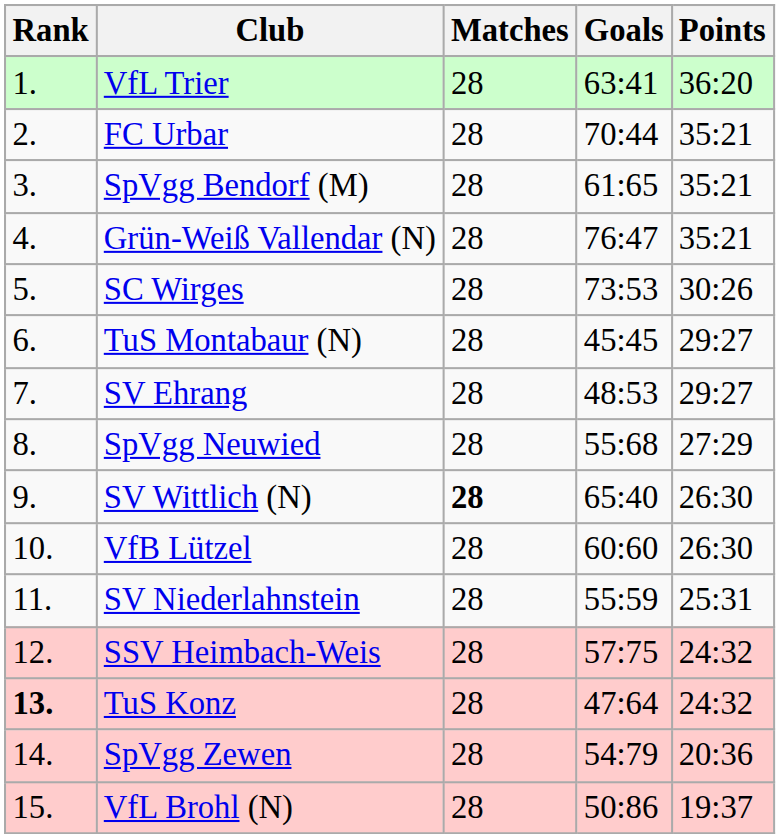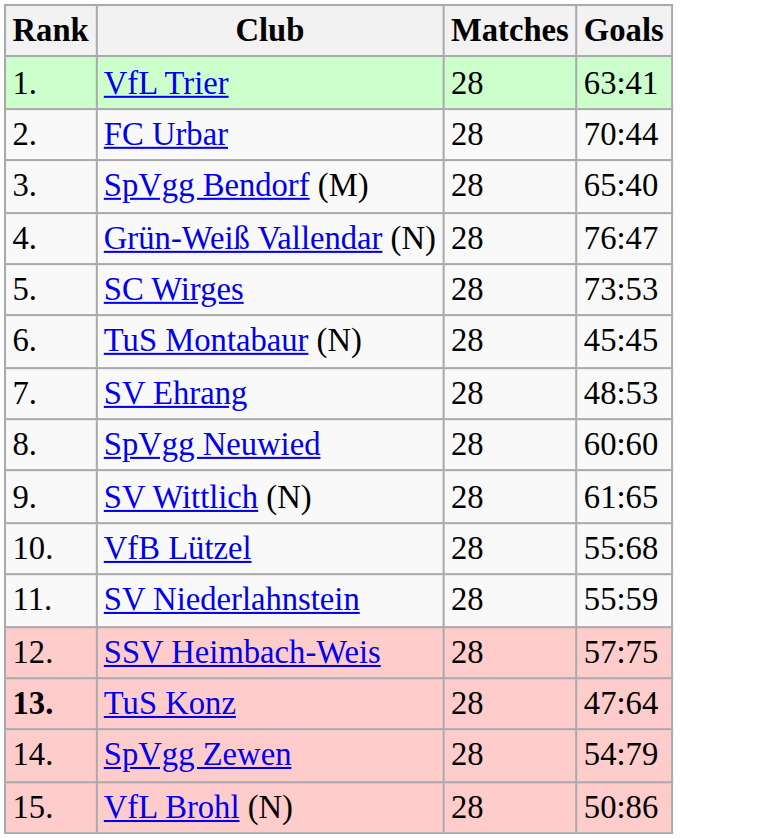- column: (722, 30)
(621, 185) 61:65 -> (621, 185) 65:40
(621, 444) 55:68 -> (621, 444) 60:60
(467, 496) bold -> (467, 496) normal
(621, 496) 65:40 -> (621, 496) 61:65
(621, 548) 60:60 -> (621, 548) 55:68
